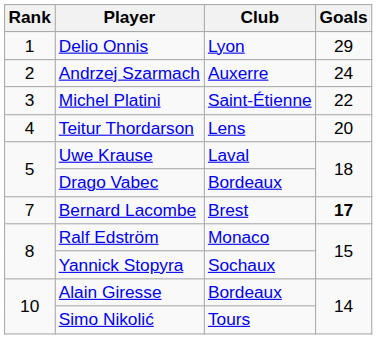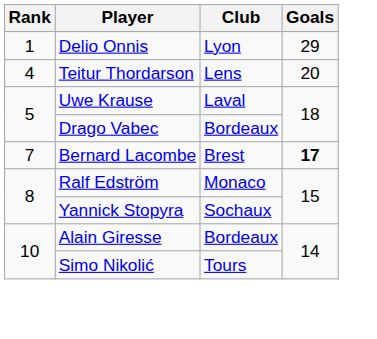- row: (129, 73)
- row: (110, 100)
